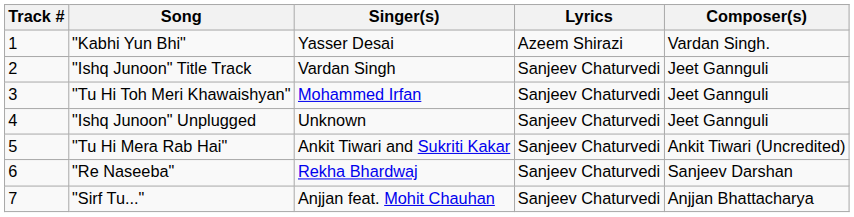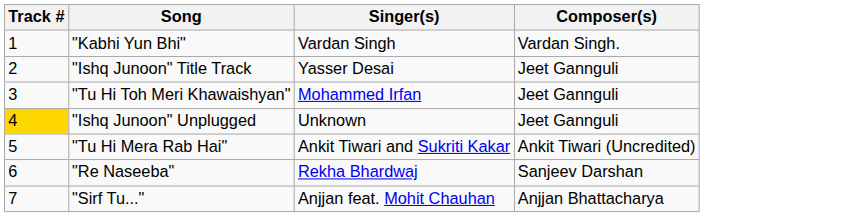- column: (589, 17)
(346, 43) Yasser Desai -> (347, 43) Vardan Singh
(347, 69) Vardan Singh -> (346, 69) Yasser Desai
(13, 120) no background -> (13, 120) gold background
